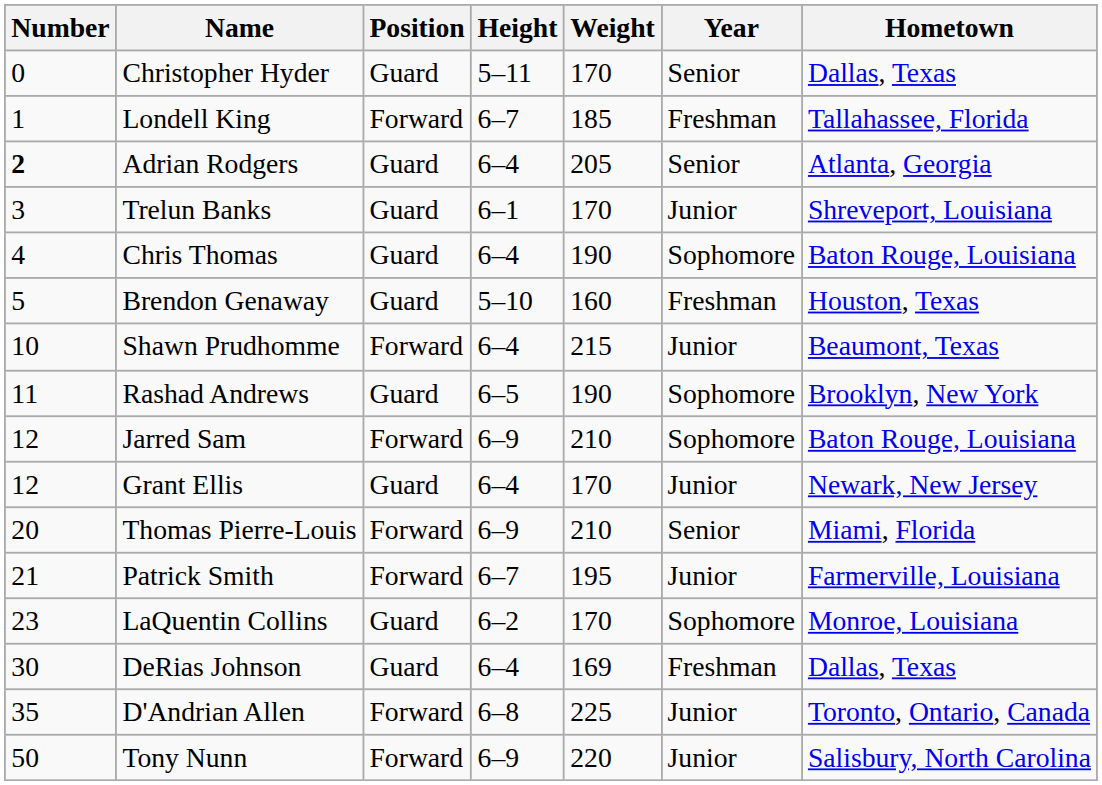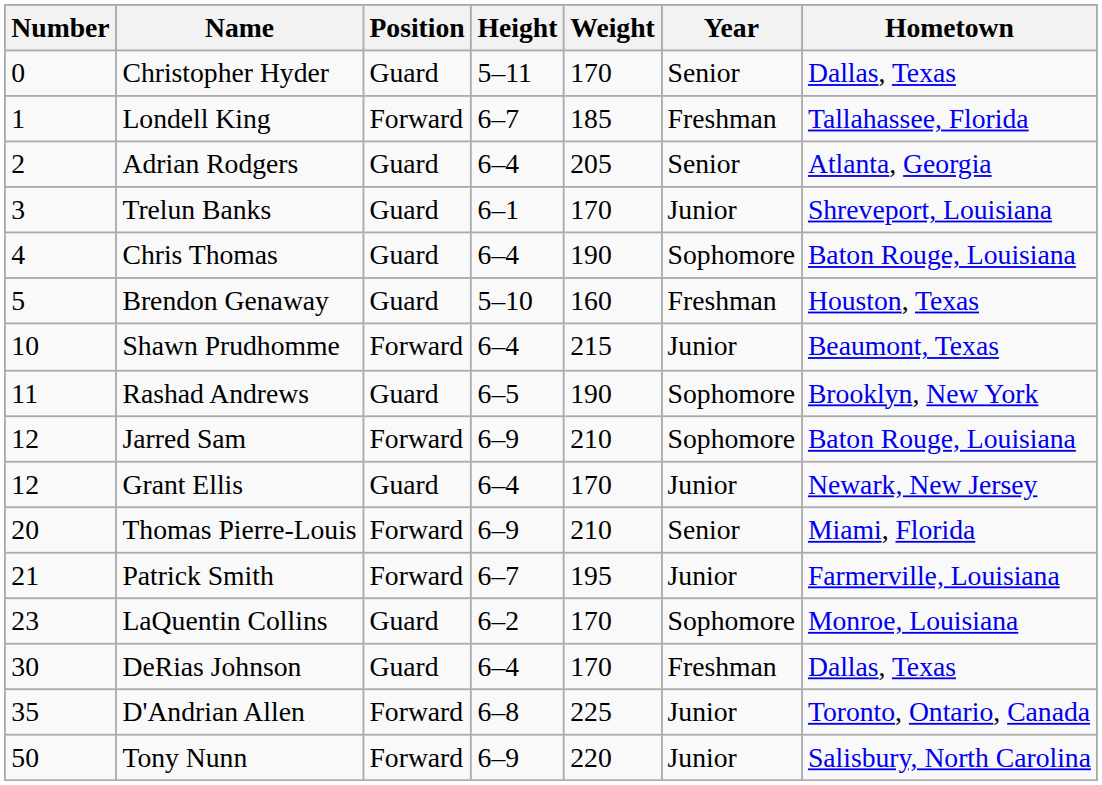(18, 164) bold -> (18, 164) normal
(591, 666) 169 -> (591, 666) 170
